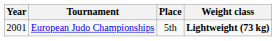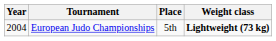(17, 28) 2001 -> (17, 28) 2004
